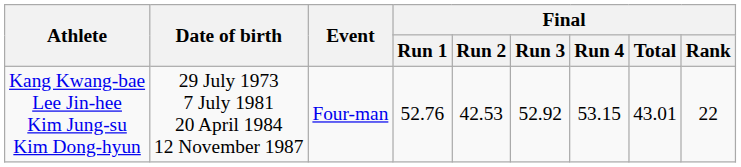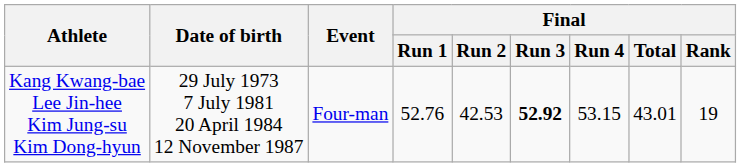(540, 113) normal -> (540, 113) bold
(708, 113) 22 -> (708, 113) 19
